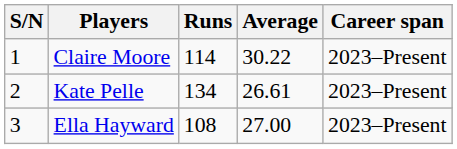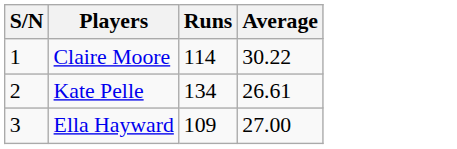- column: (387, 21)
(200, 125) 108 -> (200, 125) 109
